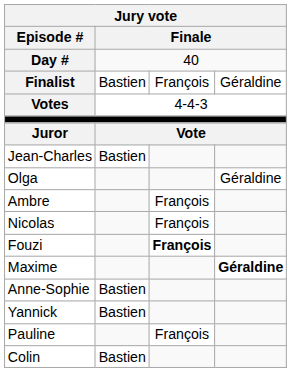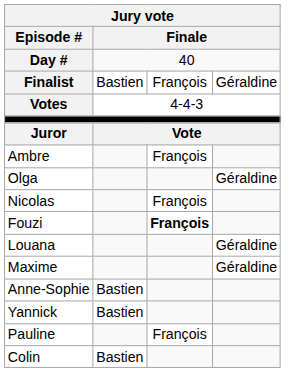- row: (50, 156)
rows swapped: (29, 200) <-> (23, 178)
+ row: (31, 245)
(251, 267) bold -> (246, 267) normal
